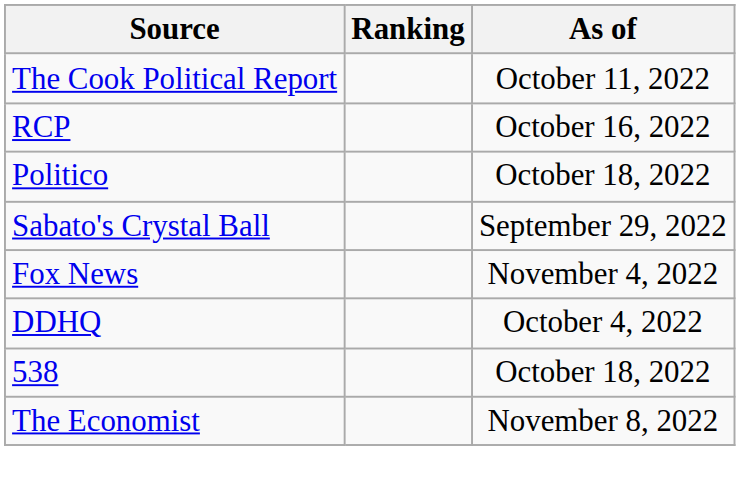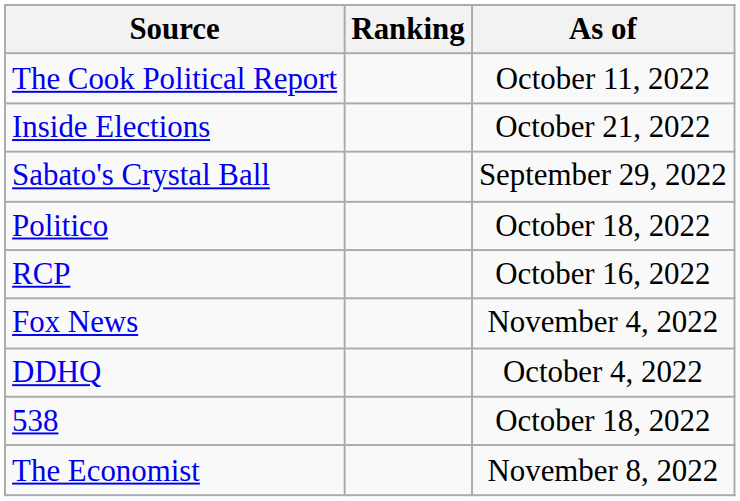+ row: (111, 126)
rows swapped: (141, 224) <-> (41, 126)
